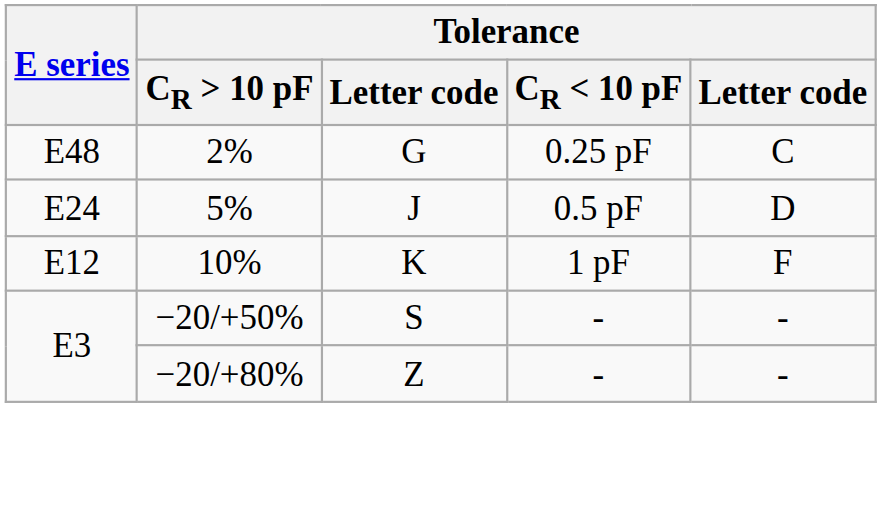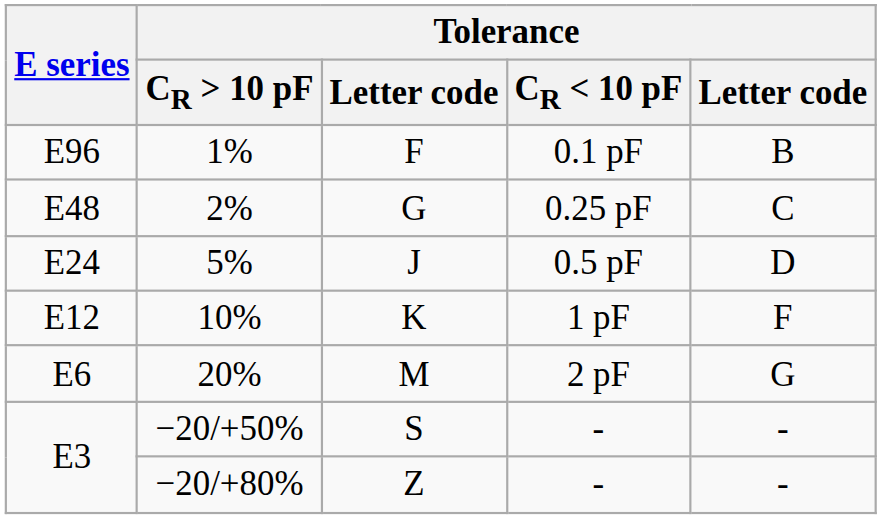+ row: (230, 151)
+ row: (230, 373)
